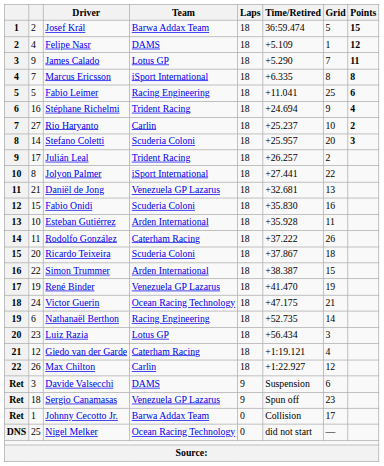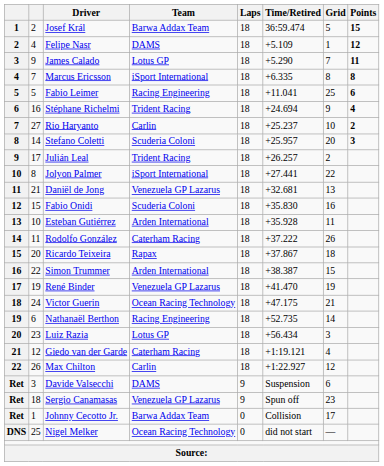(163, 254) Scuderia Coloni -> (144, 254) Rapax
